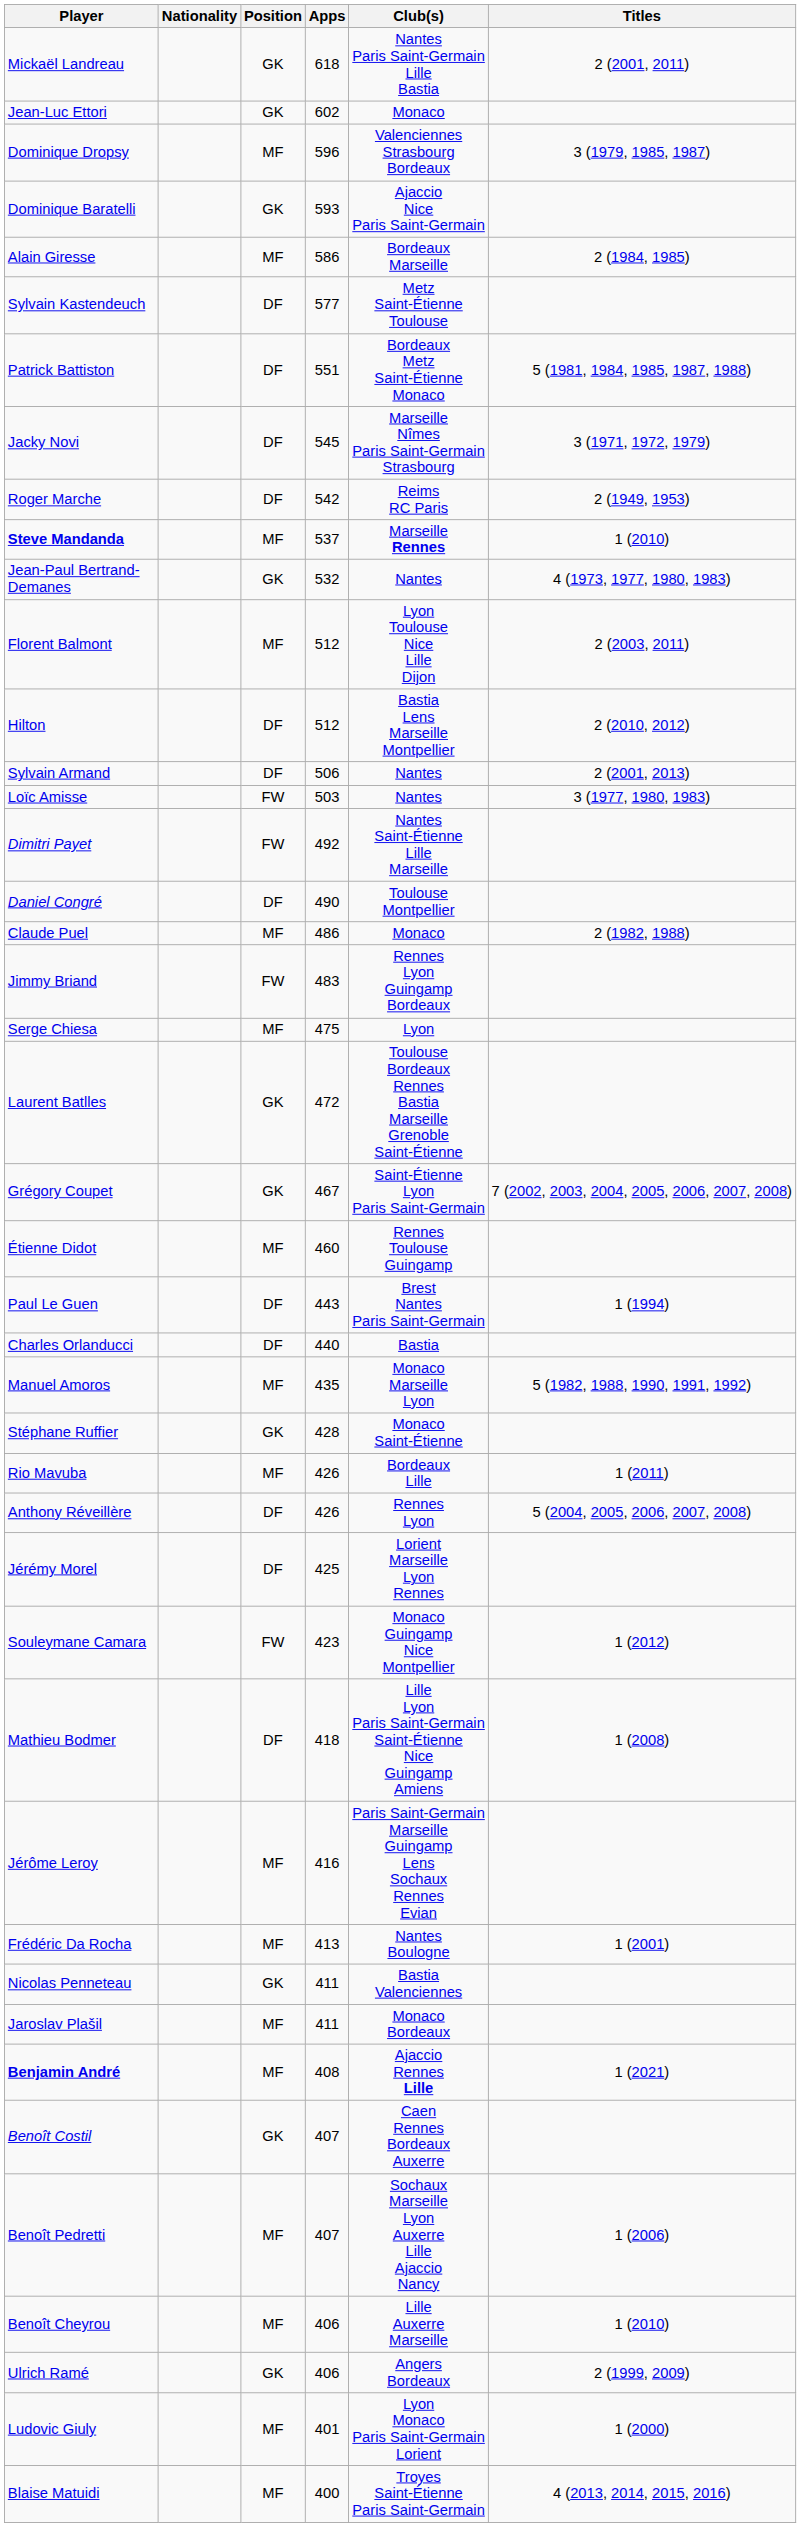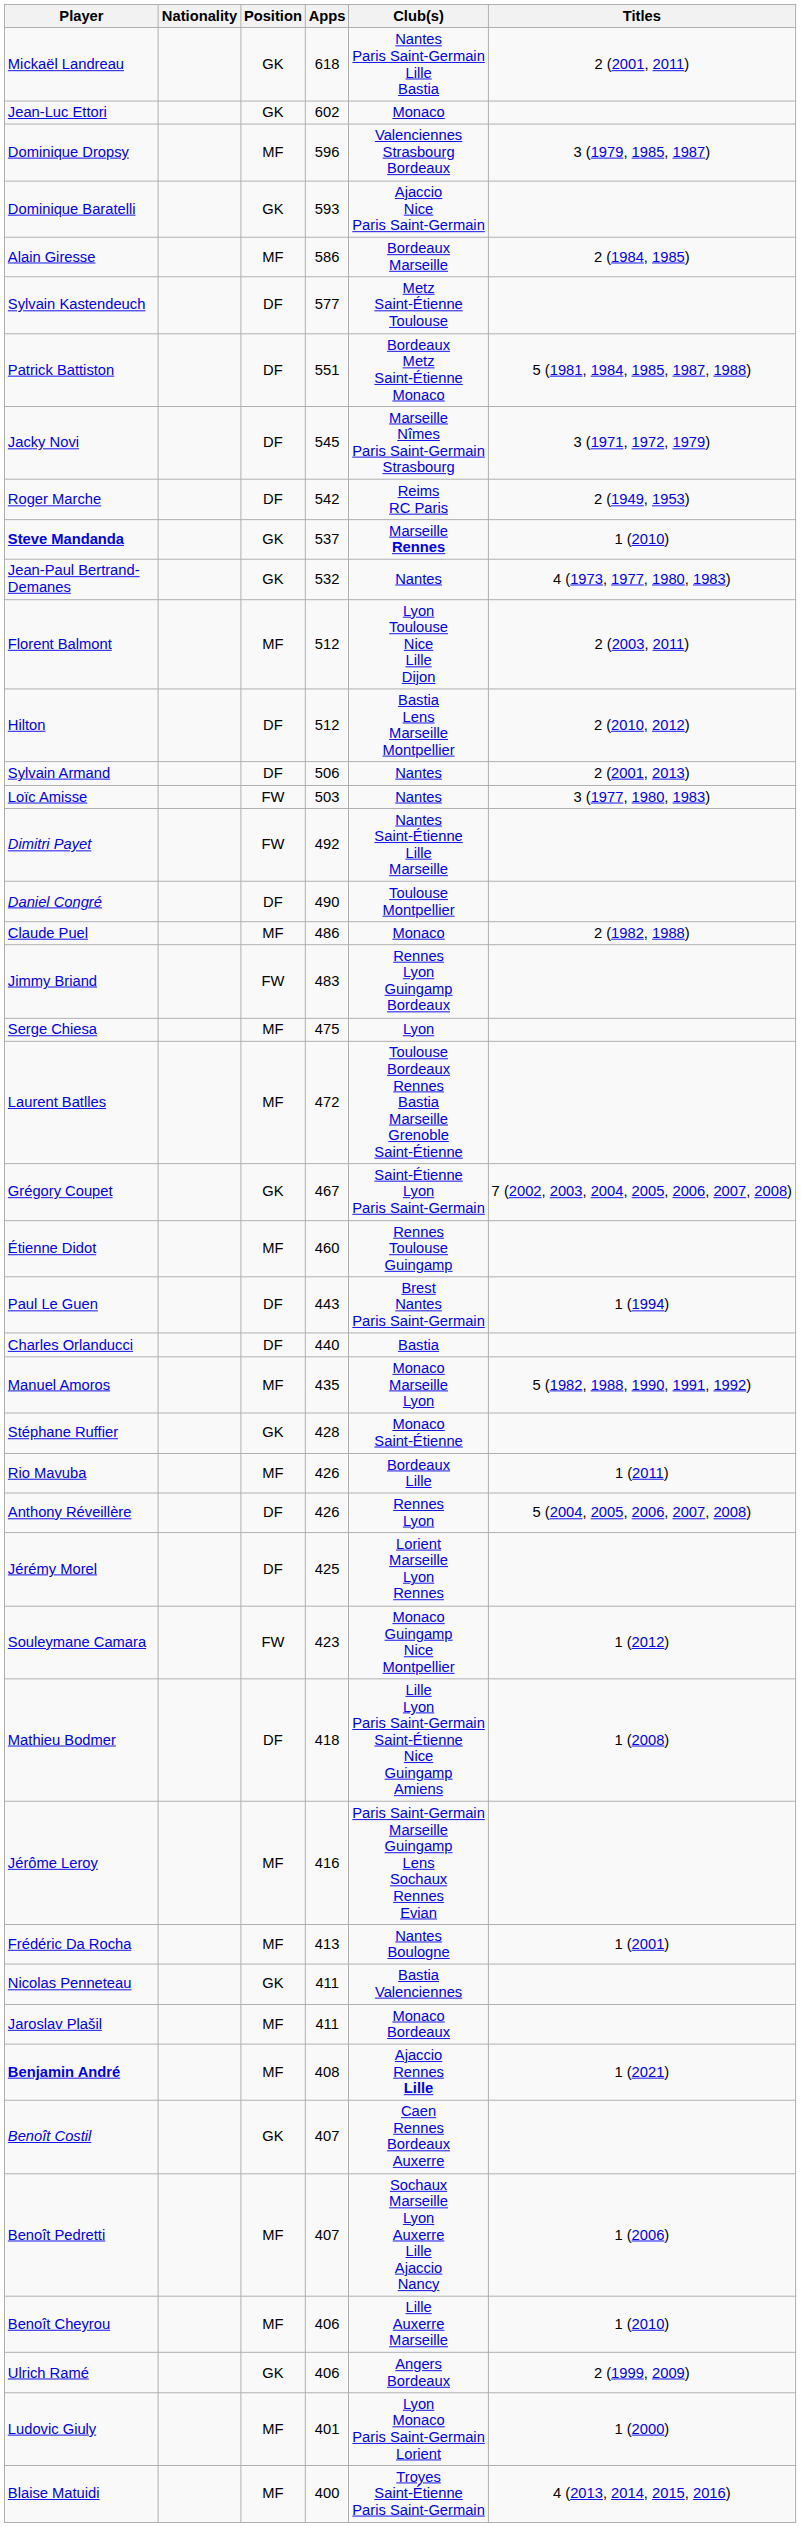(273, 539) MF -> (273, 539) GK
(273, 1102) GK -> (273, 1102) MF
